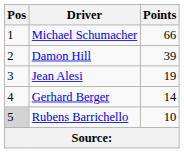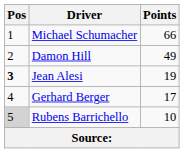(170, 56) 39 -> (170, 56) 49
(10, 76) normal -> (10, 76) bold
(170, 97) 14 -> (170, 97) 17
